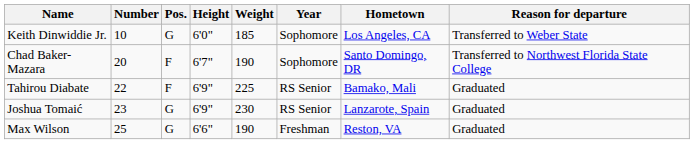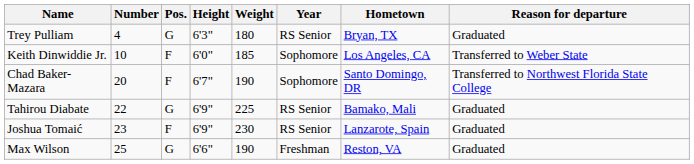+ row: (40, 34)
(169, 34) G -> (168, 54) F
(168, 88) F -> (169, 108) G
(169, 108) G -> (168, 128) F
